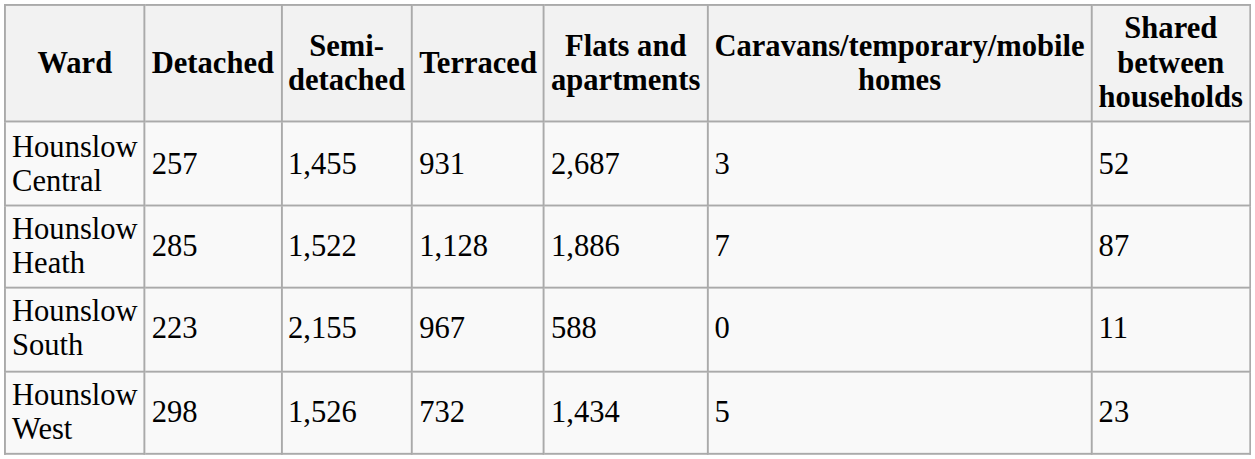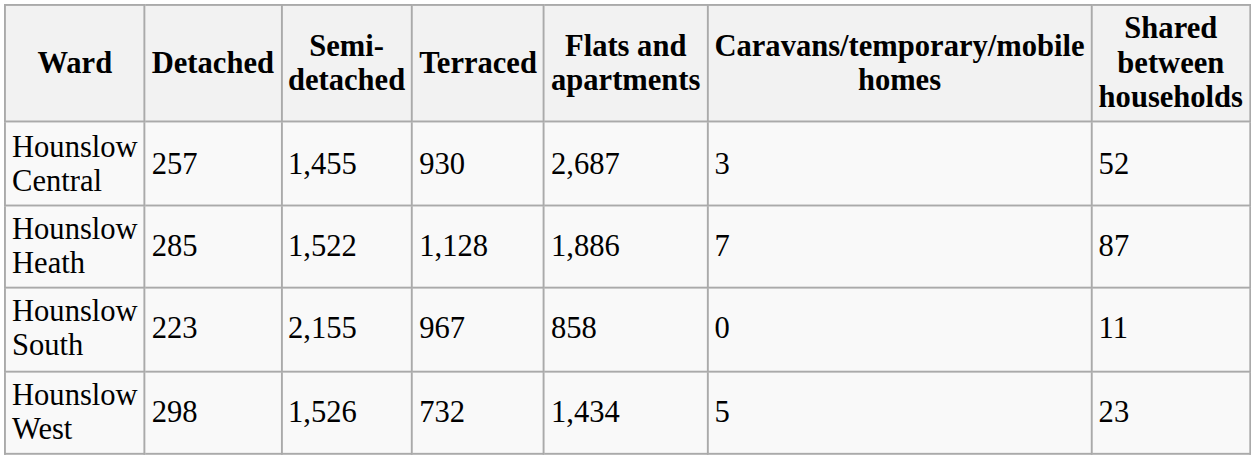(442, 163) 931 -> (442, 163) 930
(574, 328) 588 -> (574, 328) 858
